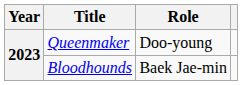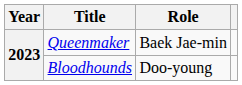(176, 42) Doo-young -> (183, 42) Baek Jae-min
(183, 67) Baek Jae-min -> (176, 67) Doo-young
